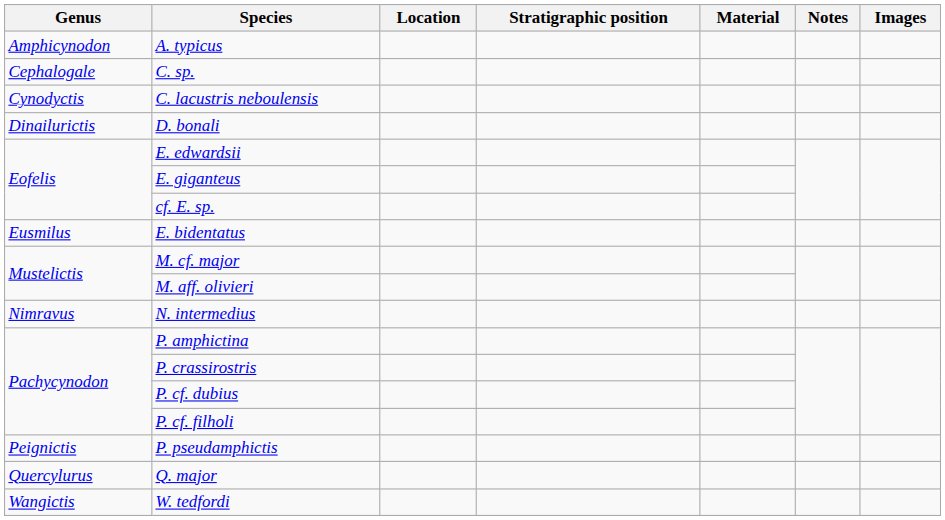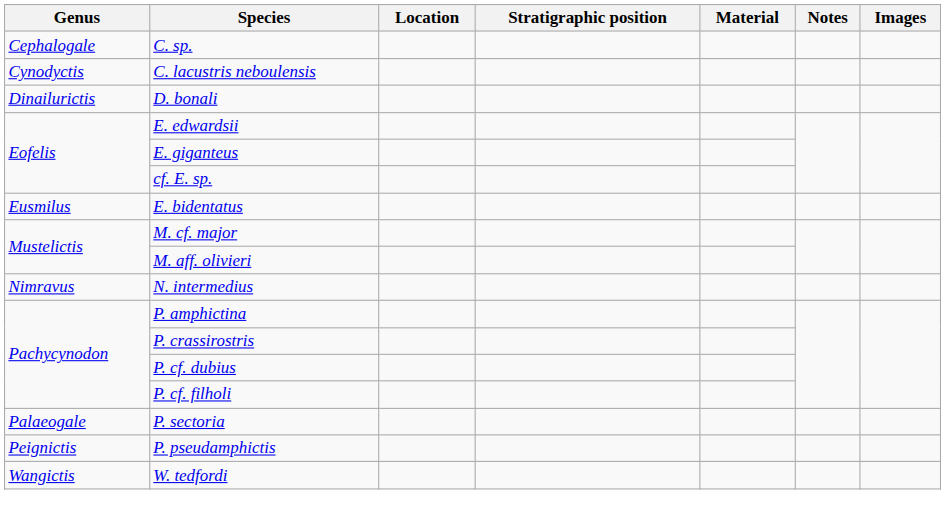- row: (189, 44)
+ row: (189, 421)
- row: (186, 475)
